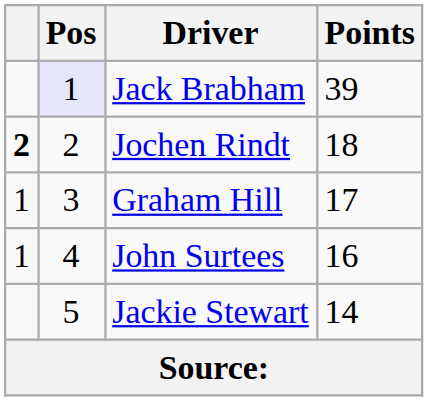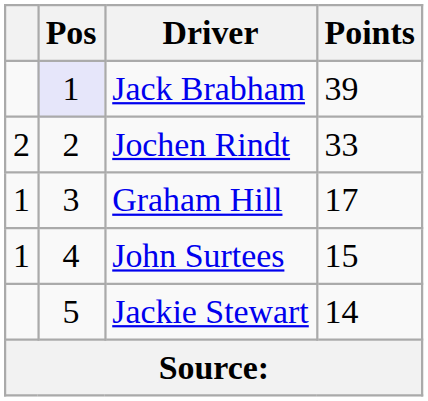(21, 144) bold -> (21, 144) normal
(341, 144) 18 -> (341, 144) 33
(341, 256) 16 -> (341, 256) 15
